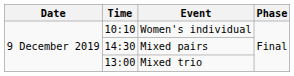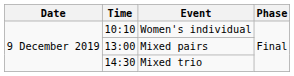(120, 46) 14:30 -> (120, 46) 13:00
(120, 63) 13:00 -> (120, 63) 14:30
